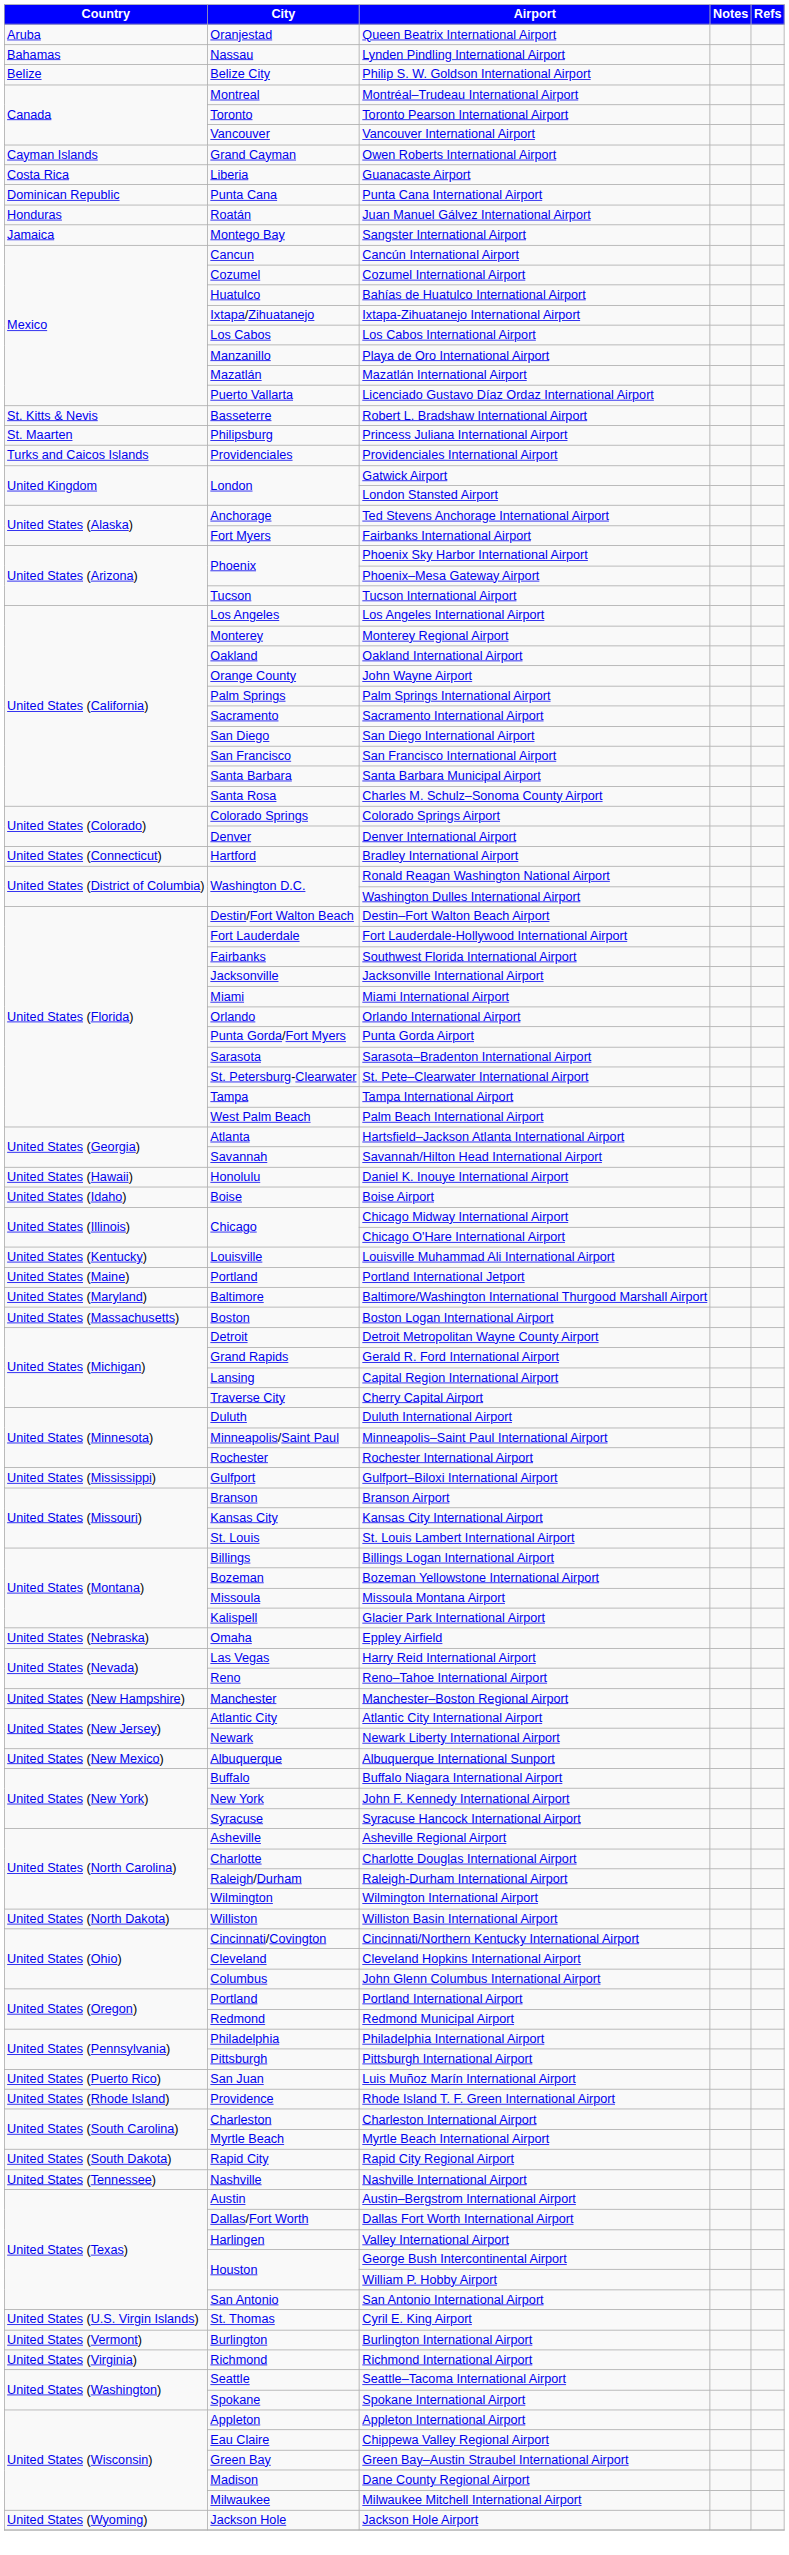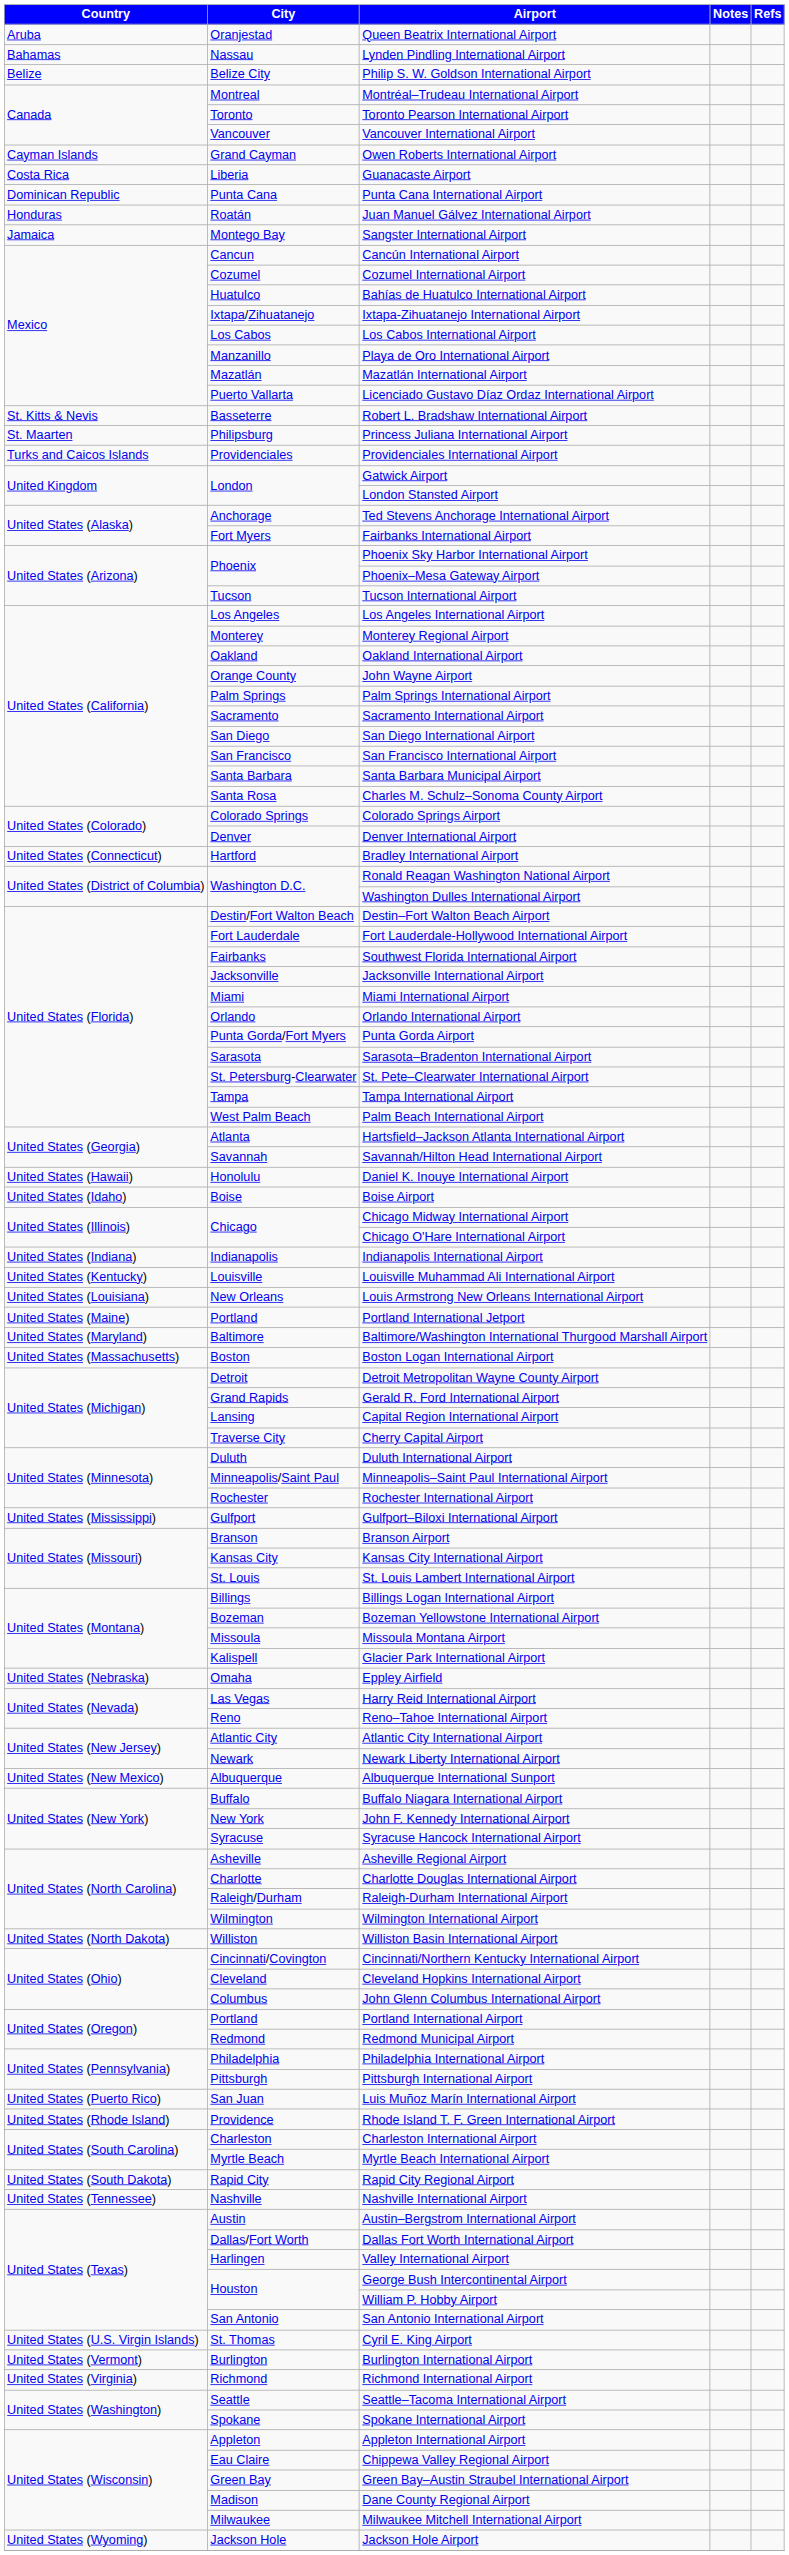+ row: (453, 1257)
+ row: (503, 1297)
- row: (465, 1698)
